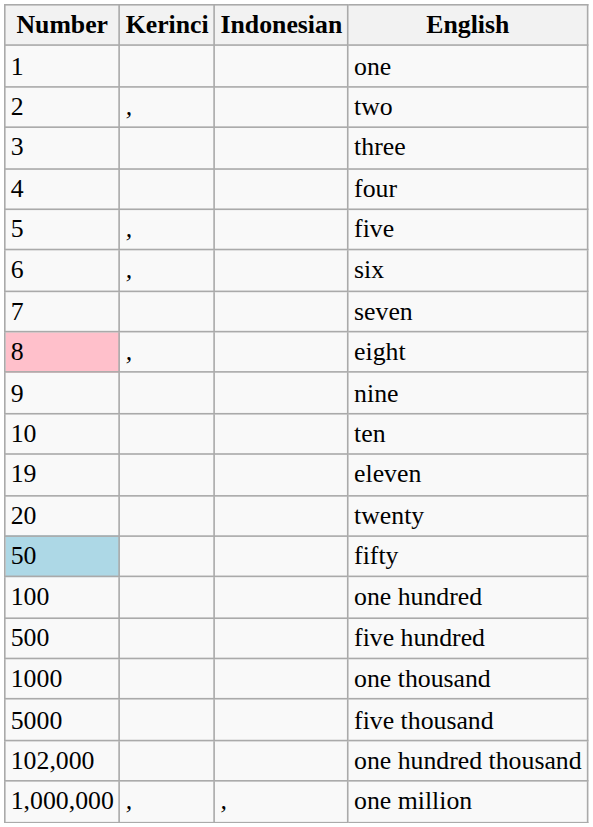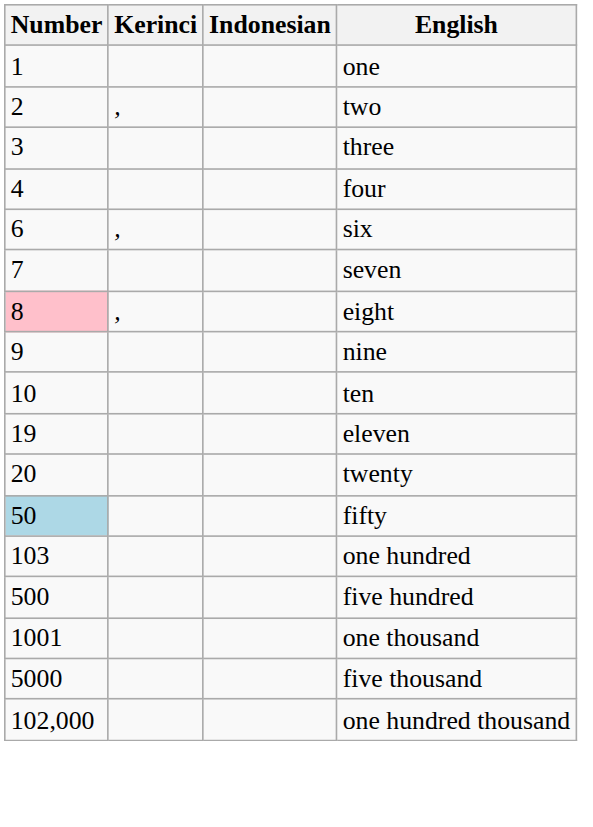- row: (374, 229)
(30, 596) 100 -> (30, 556) 103
(37, 678) 1000 -> (37, 637) 1001
- row: (413, 801)
